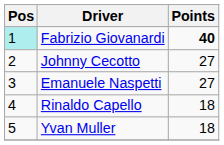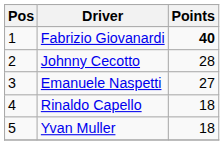(12, 38) paleturquoise background -> (12, 38) no background
(207, 60) 27 -> (207, 60) 28
